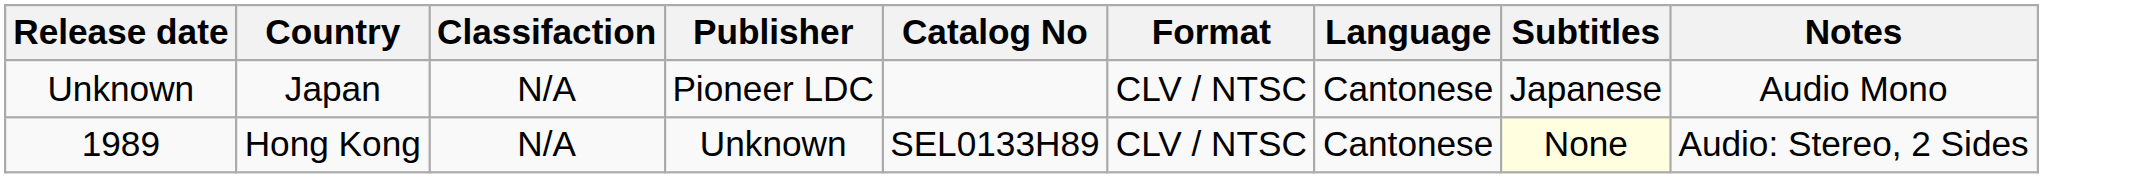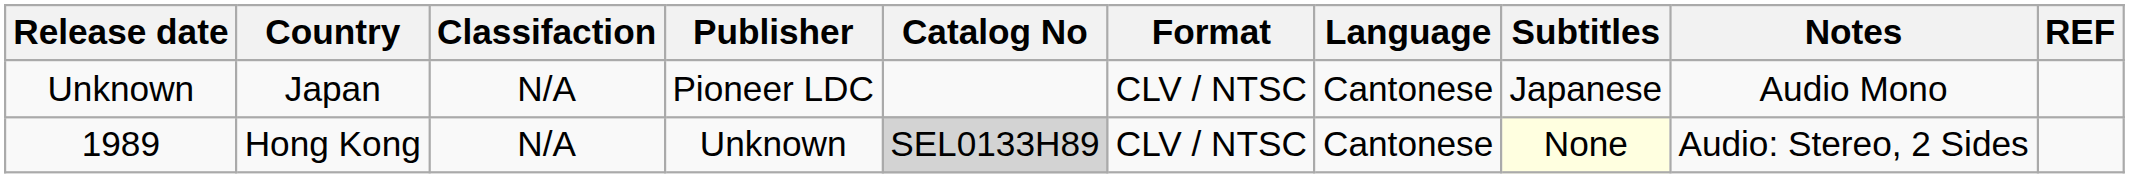+ column: (2080, 32)
(995, 144) no background -> (995, 144) lightgrey background
